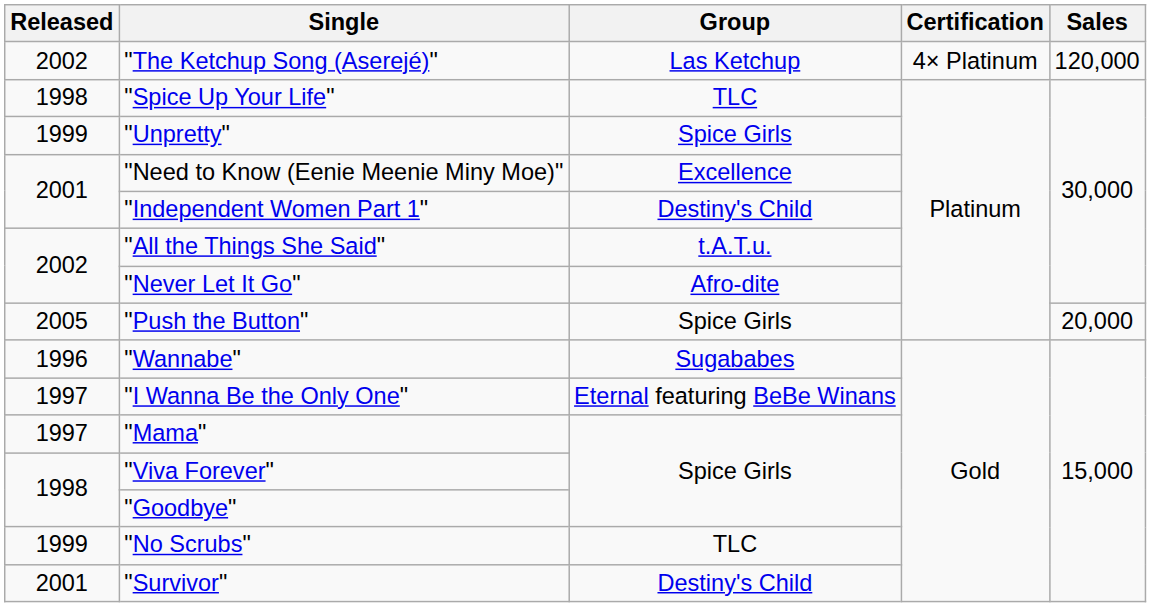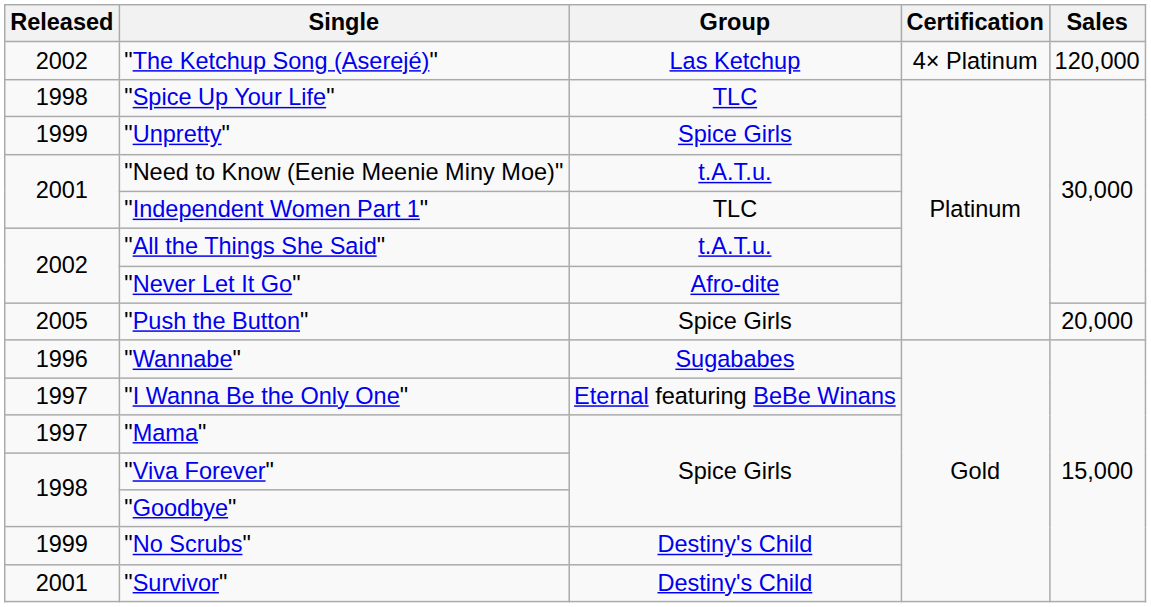(735, 172) Excellence -> (735, 172) t.A.T.u.
(735, 209) Destiny's Child -> (735, 209) TLC
(735, 545) TLC -> (735, 545) Destiny's Child
